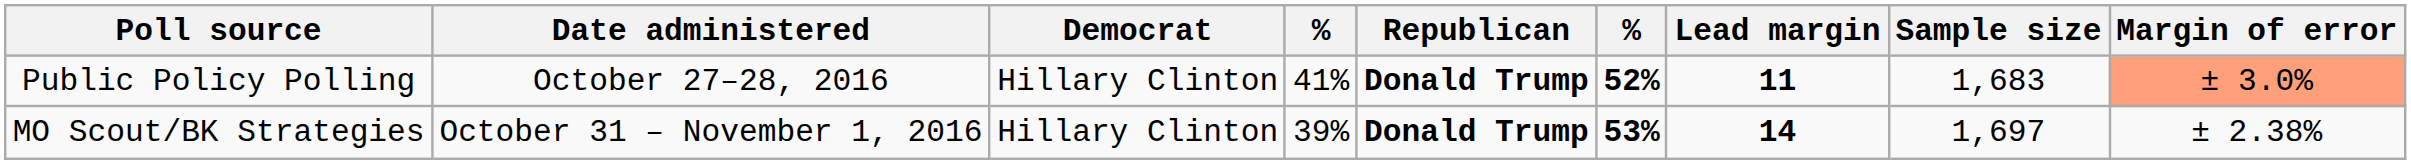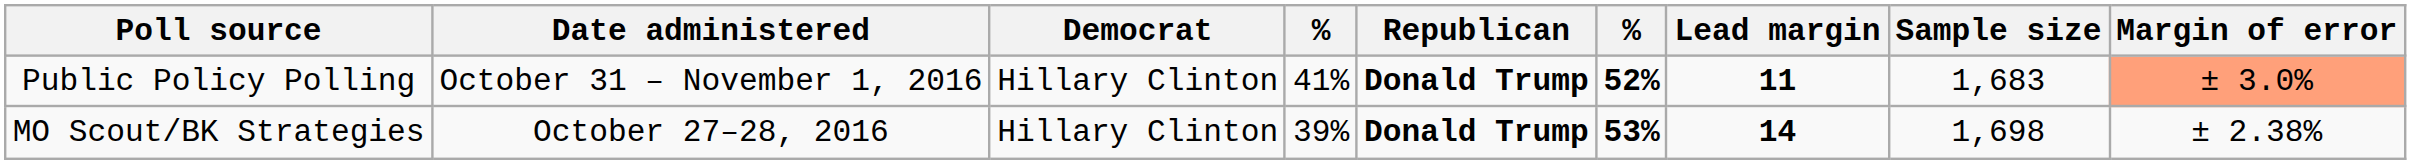(711, 81) October 27–28, 2016 -> (711, 81) October 31 – November 1, 2016
(711, 132) October 31 – November 1, 2016 -> (711, 132) October 27–28, 2016
(1998, 132) 1,697 -> (1998, 132) 1,698
